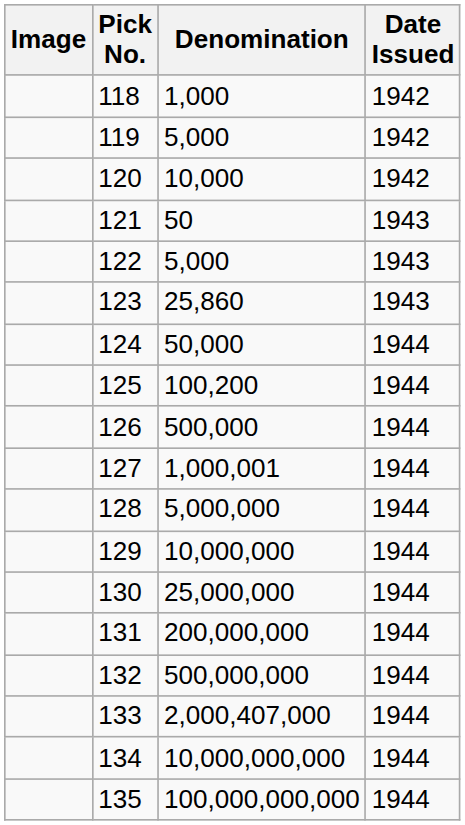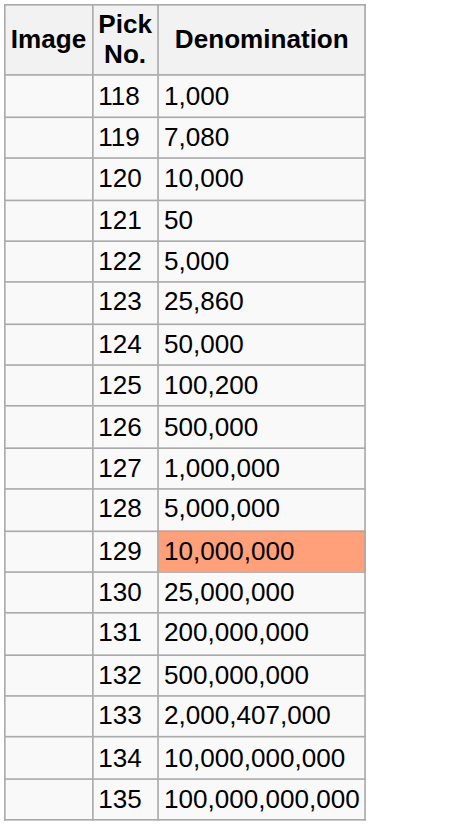- column: (413, 39)
(197, 137) 5,000 -> (197, 137) 7,080
(222, 468) 1,000,001 -> (222, 468) 1,000,000
(229, 550) no background -> (229, 550) lightsalmon background
